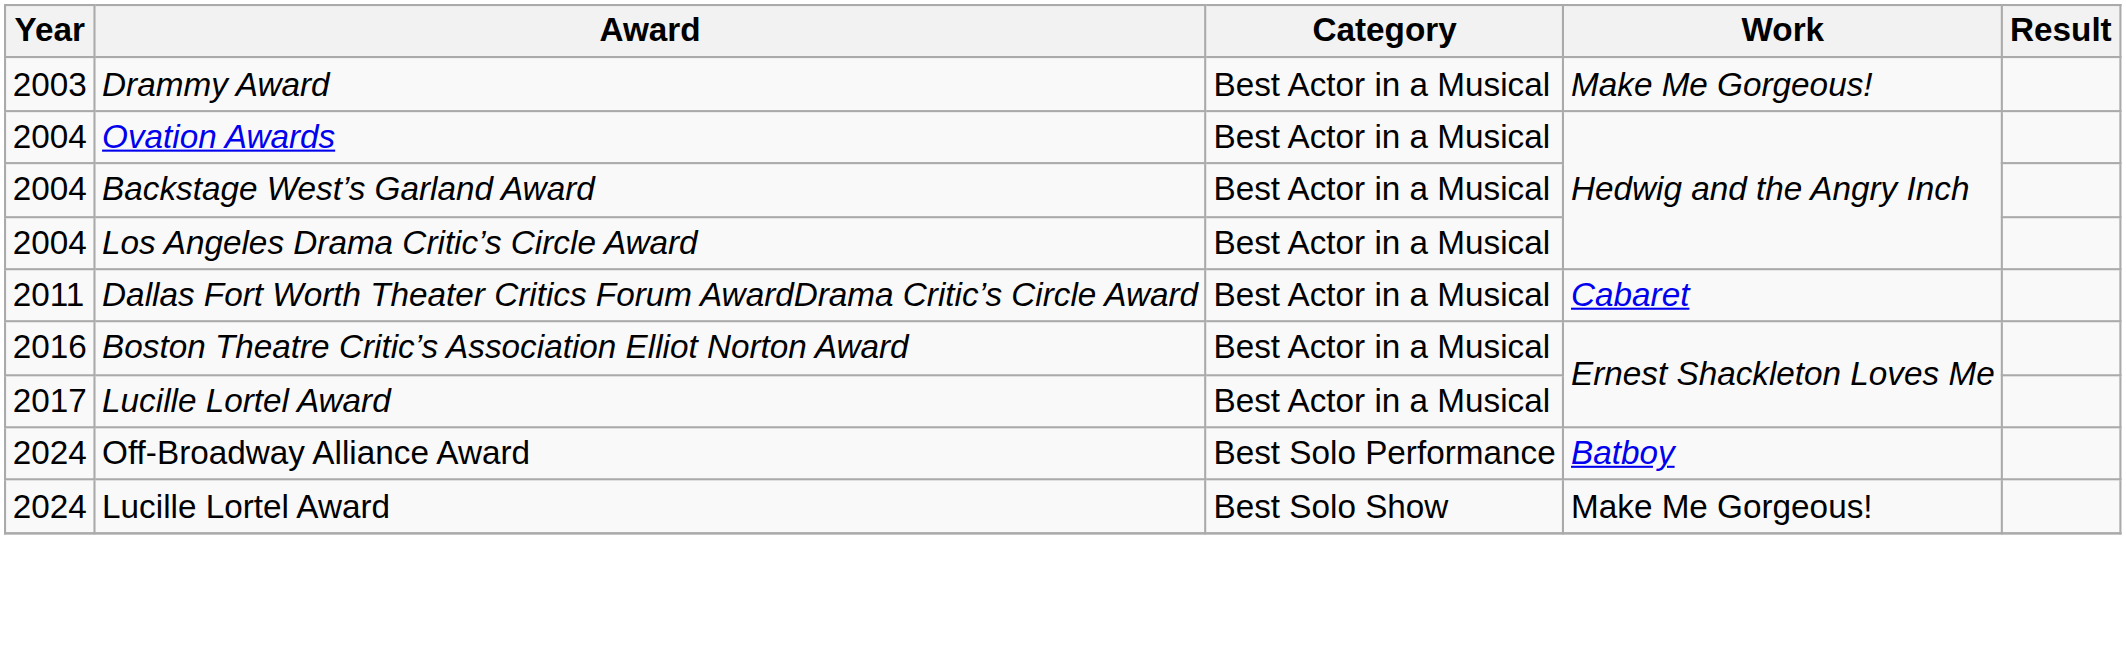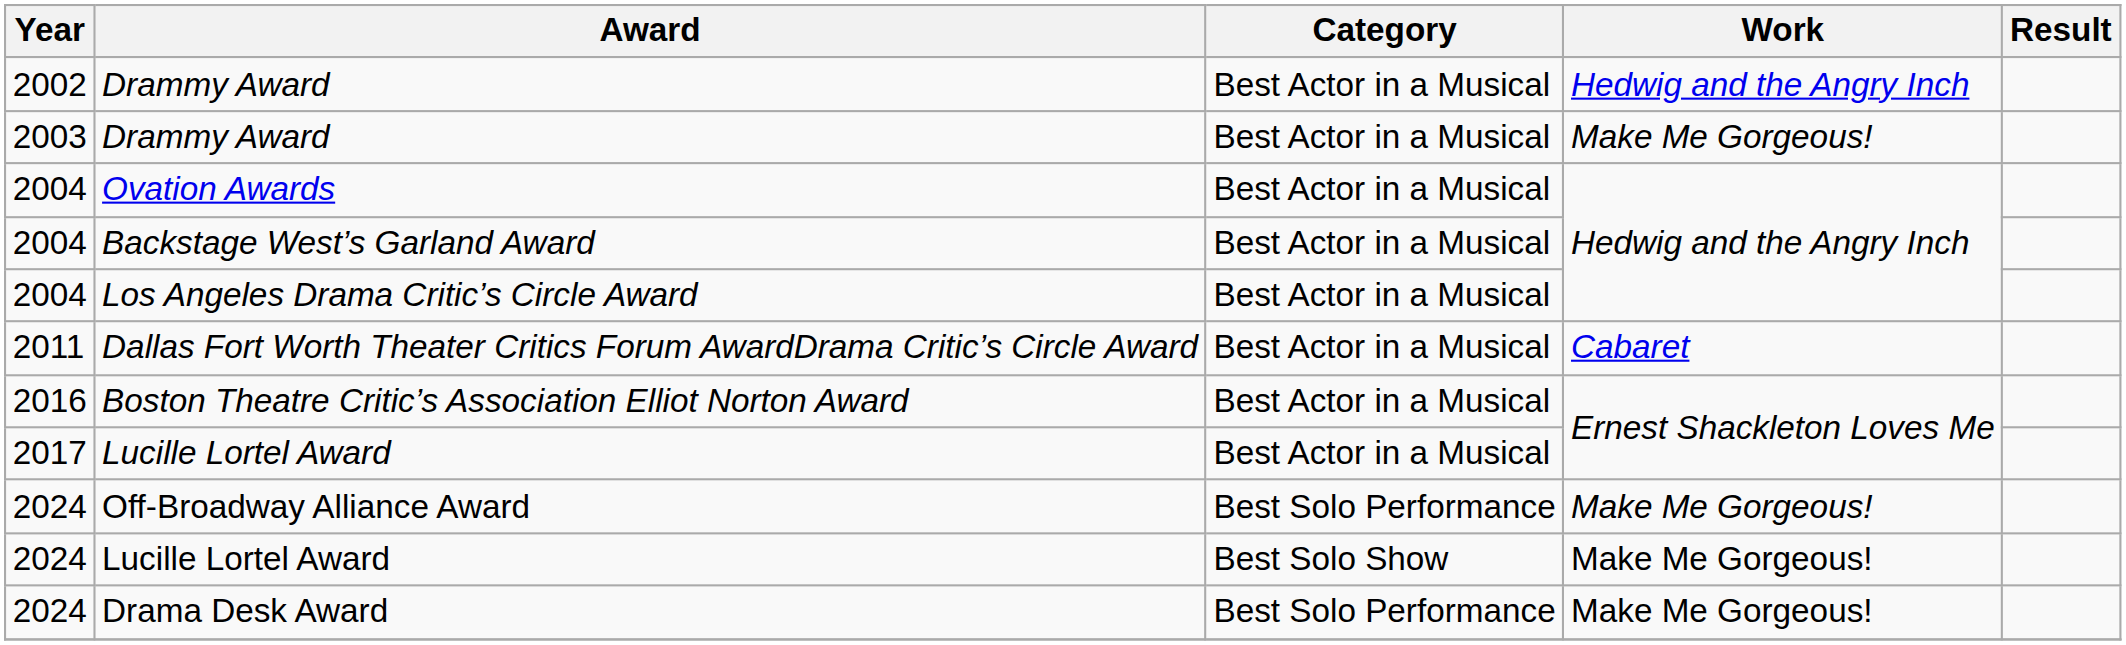+ row: (50, 83)
(1623, 453) Batboy -> (1722, 505) Make Me Gorgeous!
+ row: (50, 611)
